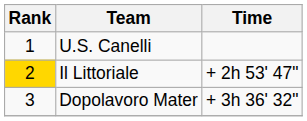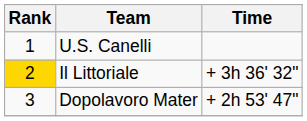(252, 73) + 2h 53' 47" -> (252, 73) + 3h 36' 32"
(252, 101) + 3h 36' 32" -> (252, 101) + 2h 53' 47"
